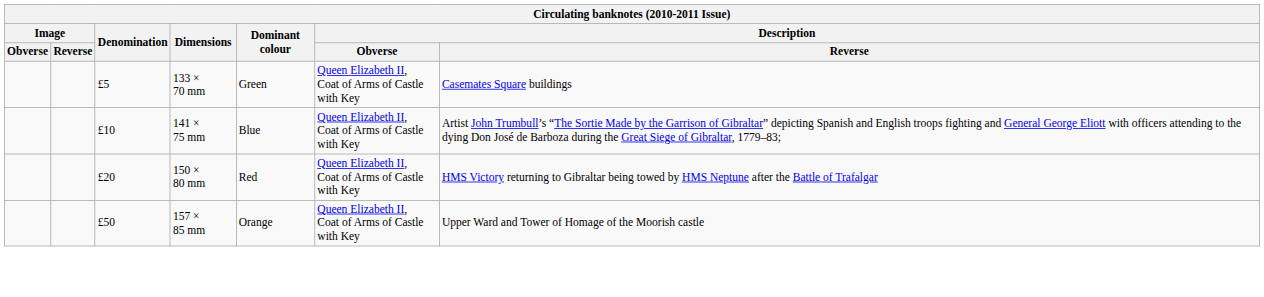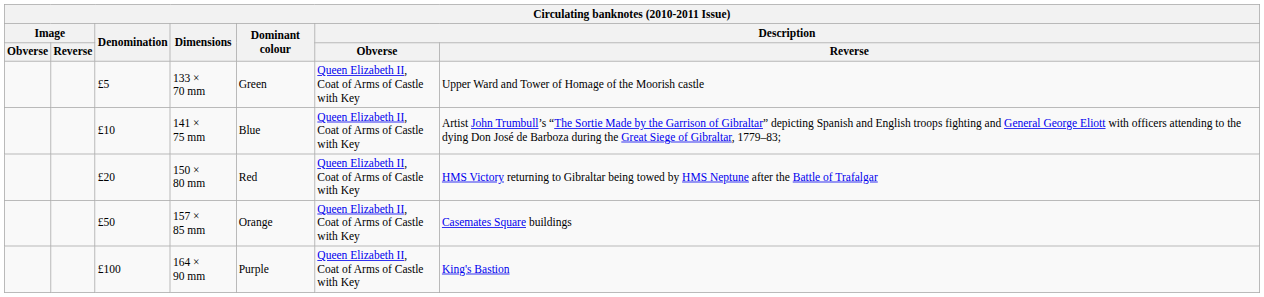(507, 84) Casemates Square buildings -> (573, 84) Upper Ward and Tower of Homage of the Moorish castle
(573, 223) Upper Ward and Tower of Homage of the Moorish castle -> (507, 223) Casemates Square buildings
+ row: (189, 269)
